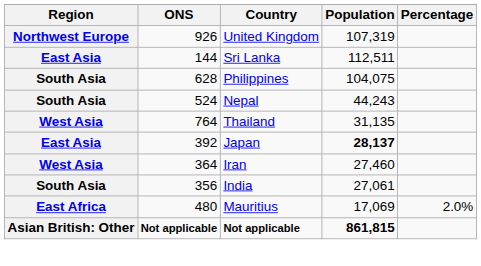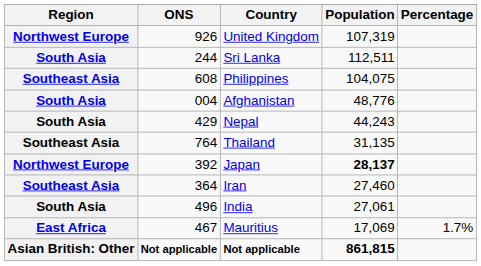(71, 57) East Asia -> (71, 57) South Asia
(206, 57) 144 -> (206, 57) 244
(71, 79) South Asia -> (71, 79) Southeast Asia
(206, 79) 628 -> (206, 79) 608
+ row: (259, 100)
(206, 100) 524 -> (206, 121) 429
(71, 121) West Asia -> (71, 143) Southeast Asia
(71, 143) East Asia -> (71, 164) Northwest Europe
(71, 164) West Asia -> (71, 185) Southeast Asia
(206, 185) 356 -> (206, 206) 496
(206, 206) 480 -> (206, 228) 467
(458, 206) 2.0% -> (458, 228) 1.7%
